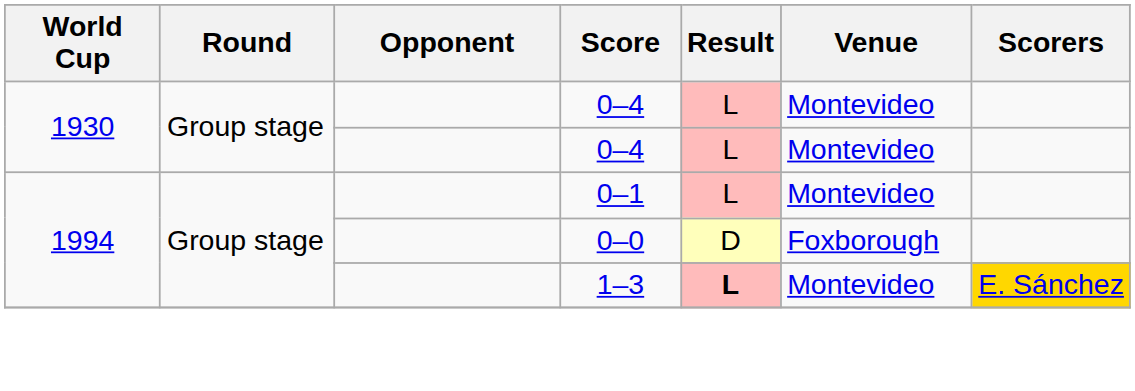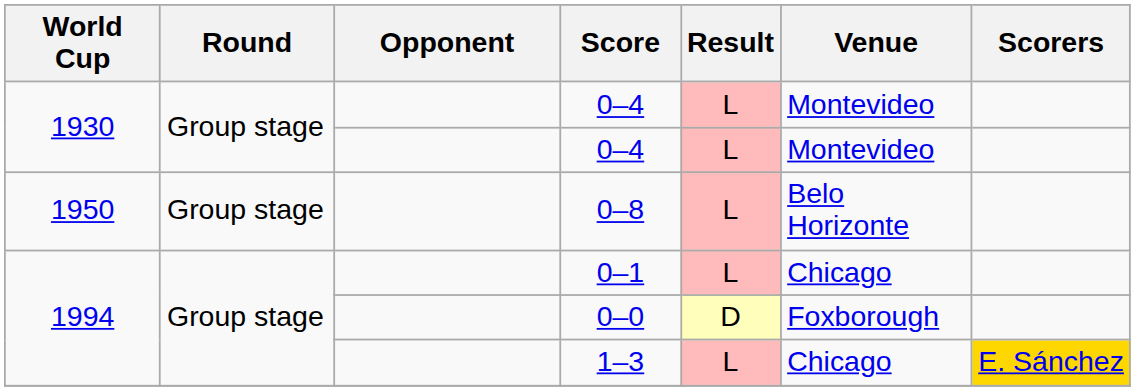+ row: (83, 210)
(861, 194) Montevideo -> (839, 271) Chicago
(730, 284) bold -> (730, 362) normal
(861, 284) Montevideo -> (839, 362) Chicago
